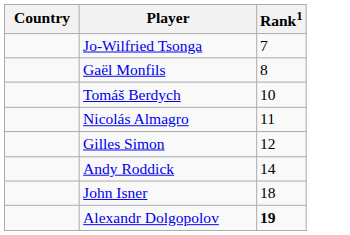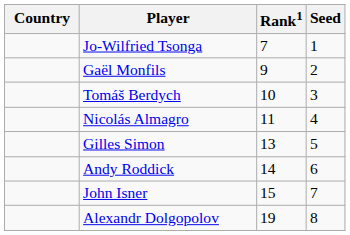+ column: (325, 18)
(264, 70) 8 -> (264, 70) 9
(268, 144) 12 -> (268, 144) 13
(268, 193) 18 -> (268, 193) 15
(268, 217) bold -> (268, 217) normal
